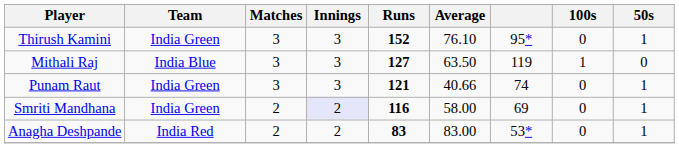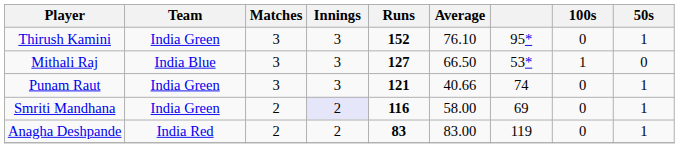(460, 62) 63.50 -> (460, 62) 66.50
(521, 62) 119 -> (521, 62) 53*
(521, 131) 53* -> (521, 131) 119
